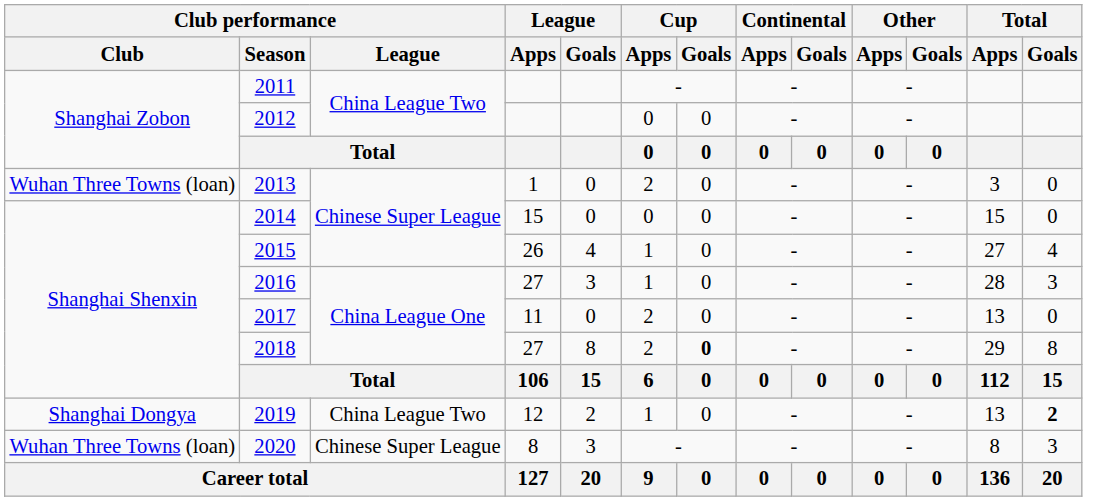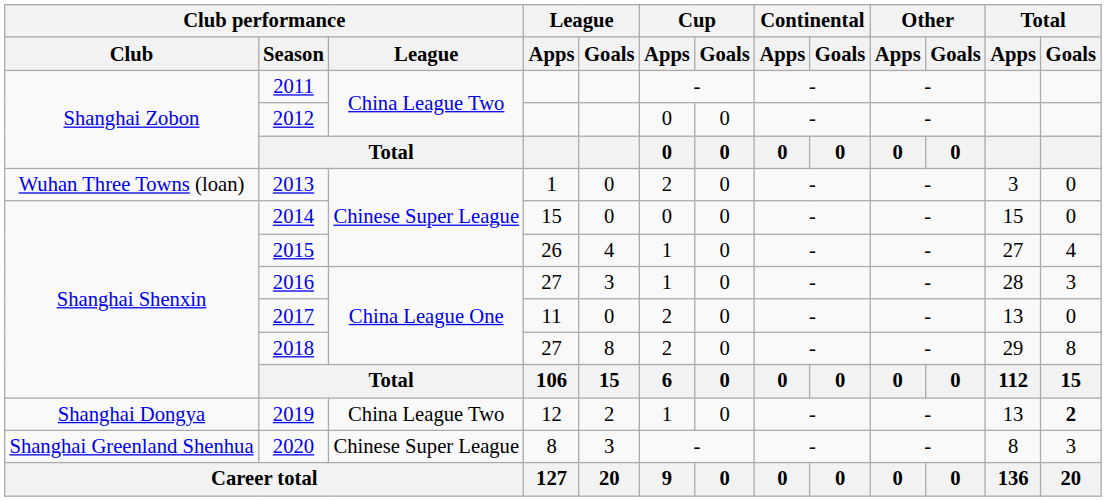(706, 348) bold -> (725, 348) normal
(122, 446) Wuhan Three Towns (loan) -> (131, 446) Shanghai Greenland Shenhua
